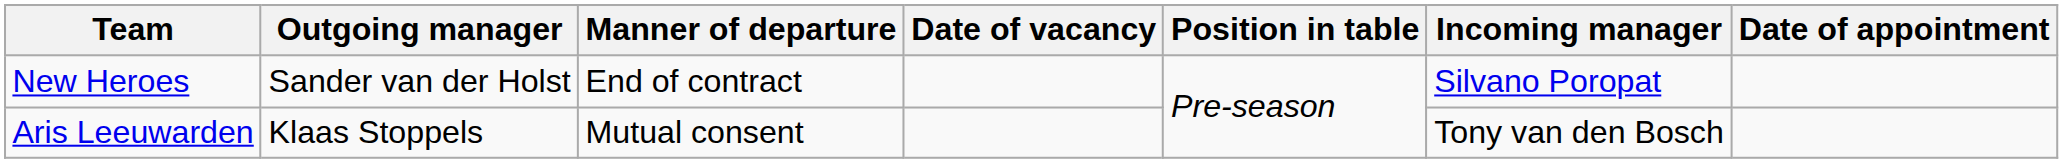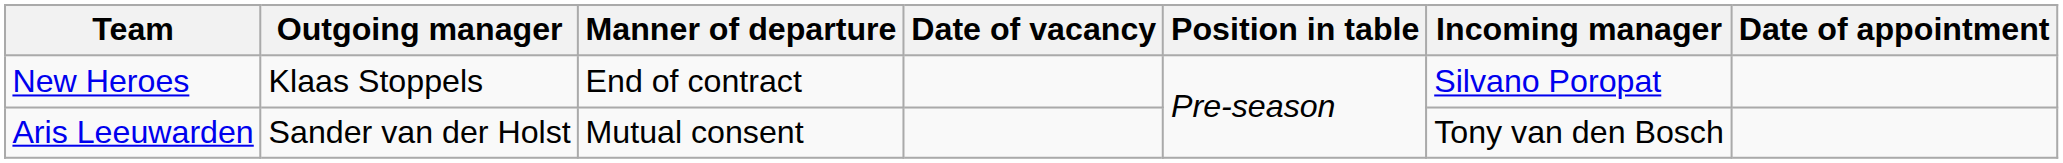(420, 81) Sander van der Holst -> (376, 81) Klaas Stoppels
(376, 132) Klaas Stoppels -> (420, 132) Sander van der Holst
